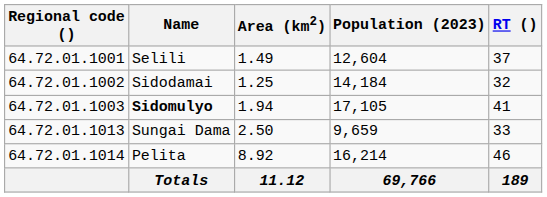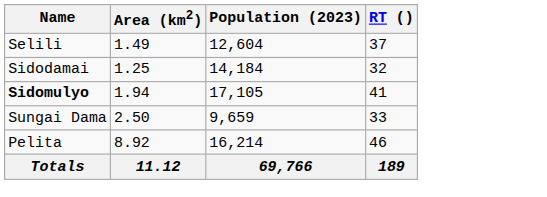- column: (66, 25)
